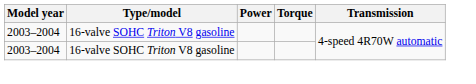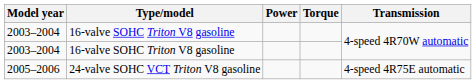+ row: (33, 69)
